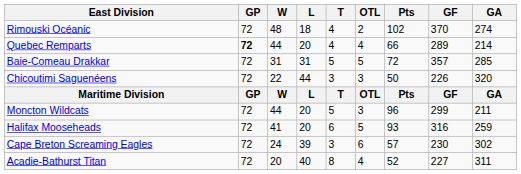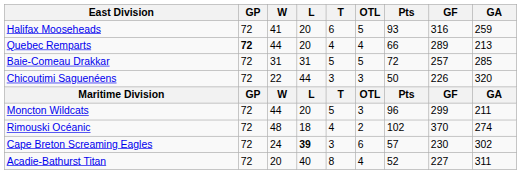rows swapped: (49, 29) <-> (54, 128)
(483, 45) 214 -> (483, 45) 213
(440, 62) 357 -> (440, 62) 257
(305, 144) normal -> (305, 144) bold
